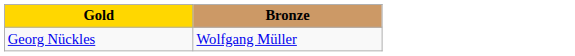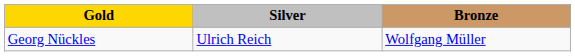+ column: (288, 16)
